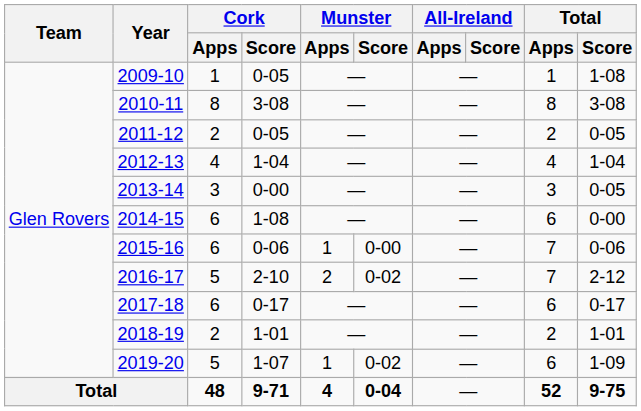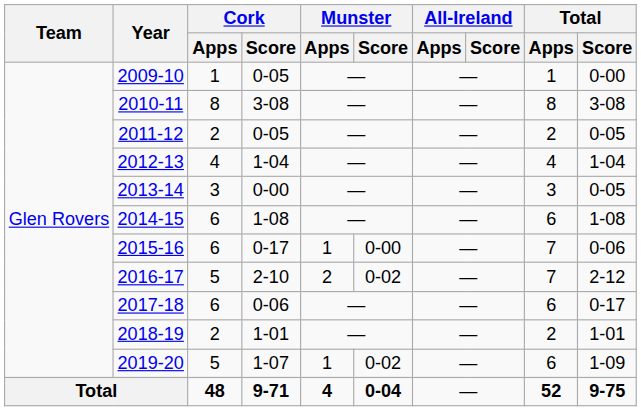(607, 76) 1-08 -> (607, 76) 0-00
(607, 219) 0-00 -> (607, 219) 1-08
(271, 248) 0-06 -> (271, 248) 0-17
(271, 305) 0-17 -> (271, 305) 0-06
